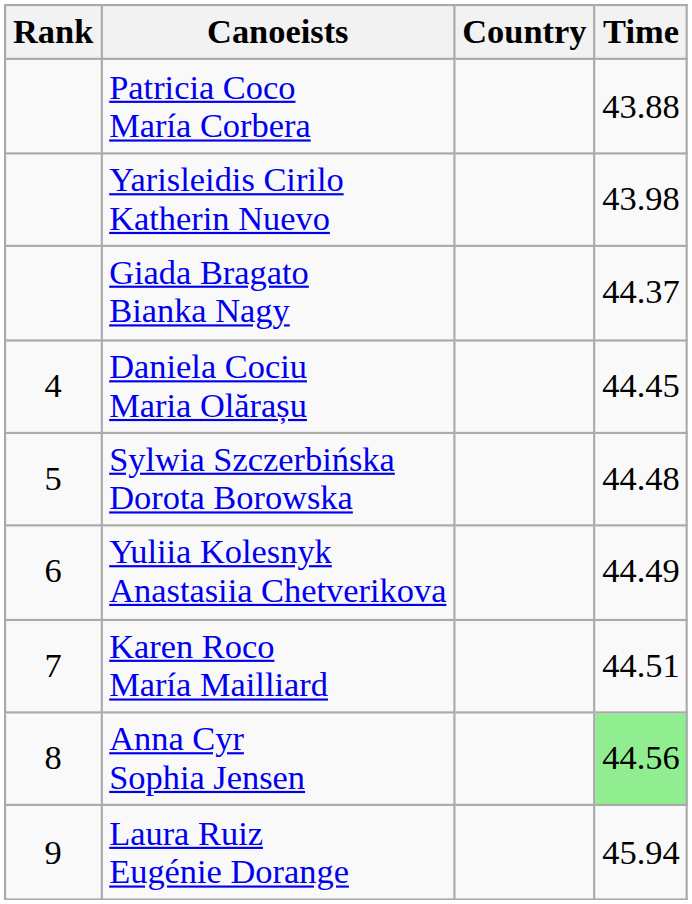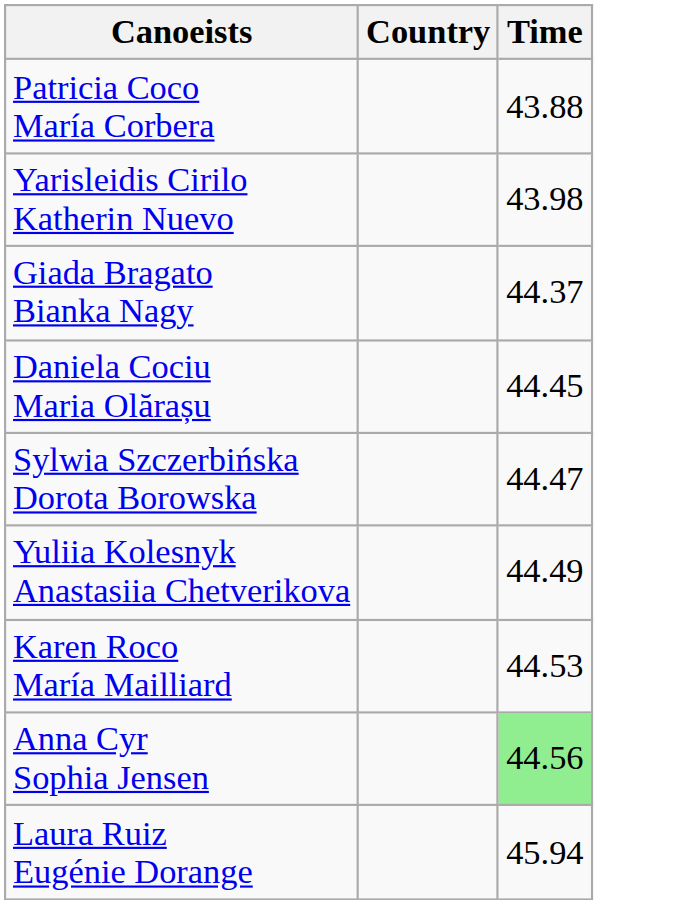- column: (53, 31)
(641, 478) 44.48 -> (545, 478) 44.47
(641, 665) 44.51 -> (545, 665) 44.53
